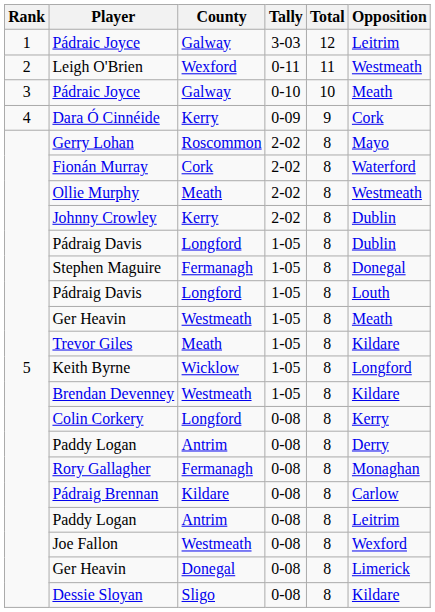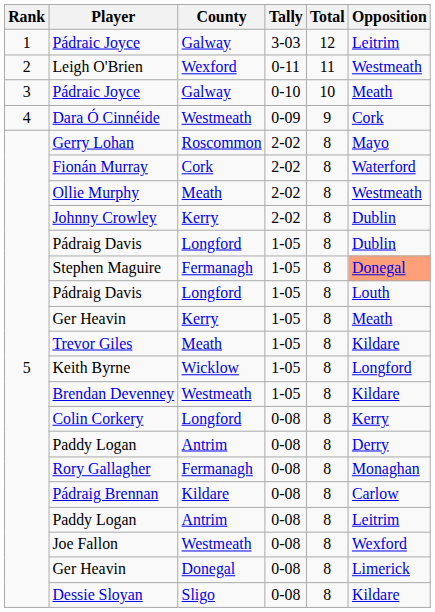(200, 117) Kerry -> (217, 117) Westmeath
(379, 268) no background -> (379, 268) lightsalmon background
(217, 318) Westmeath -> (200, 318) Kerry
